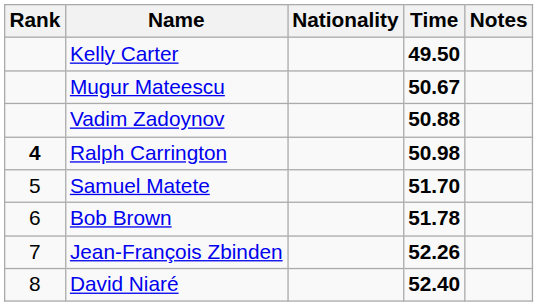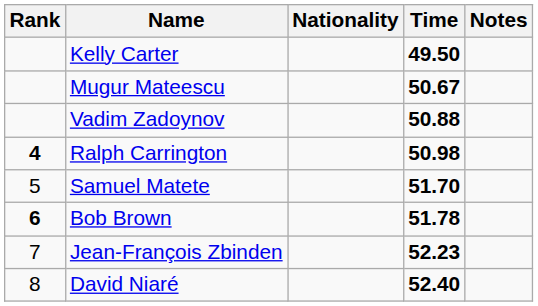(35, 218) normal -> (35, 218) bold
(434, 251) 52.26 -> (434, 251) 52.23
